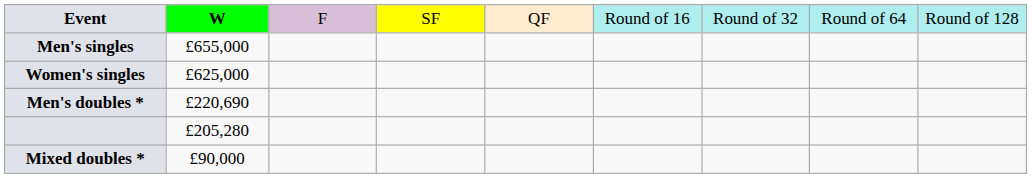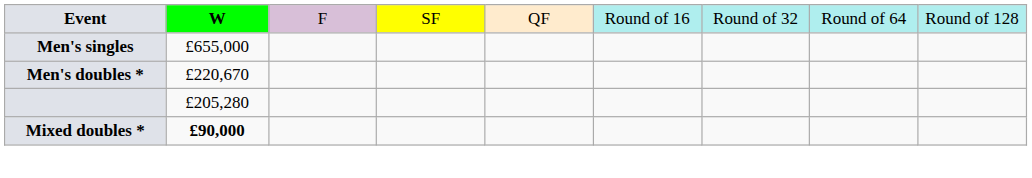- row: (85, 74)
(217, 102) £220,690 -> (217, 74) £220,670
(217, 159) normal -> (217, 131) bold
